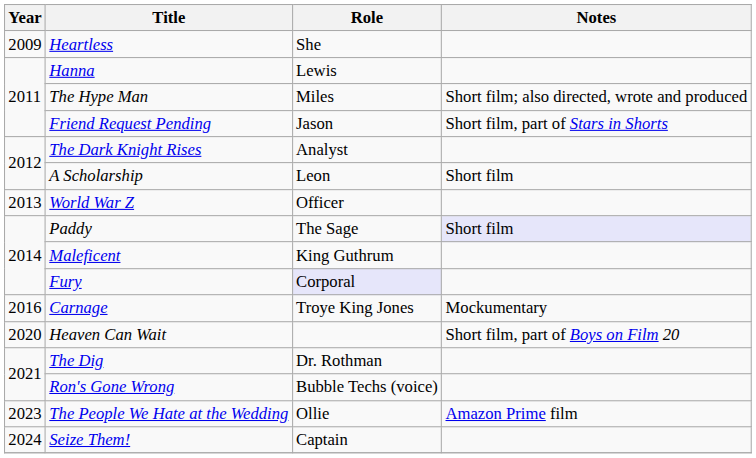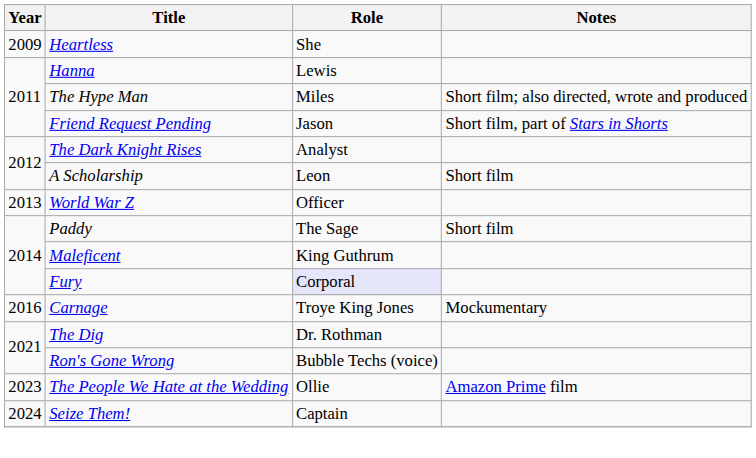(479, 228) lavender background -> (479, 228) no background
- row: (108, 334)
